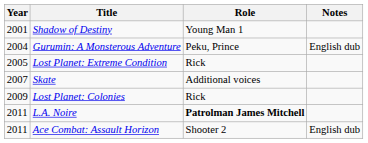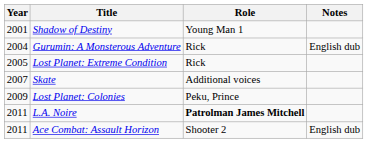(212, 46) Peku, Prince -> (196, 46) Rick
(196, 96) Rick -> (212, 96) Peku, Prince
